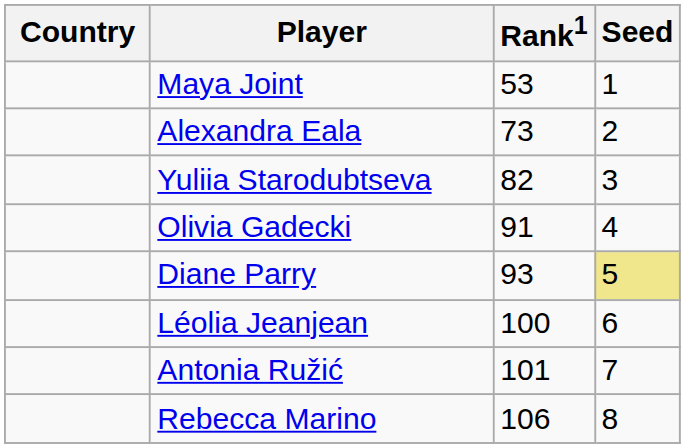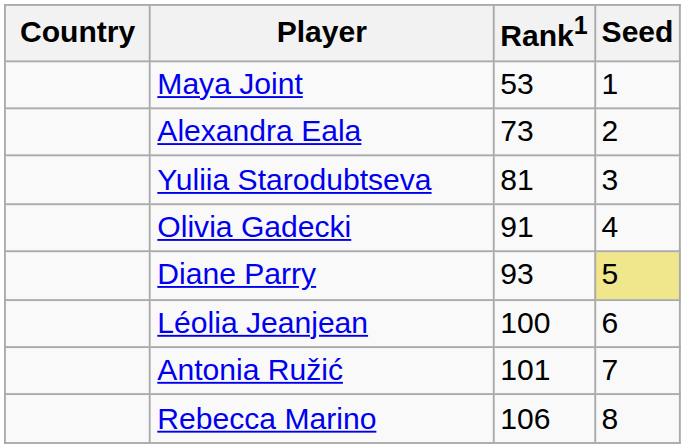(517, 179) 82 -> (517, 179) 81
